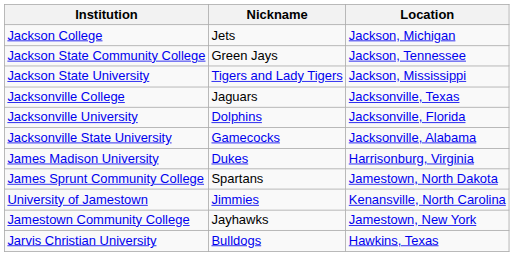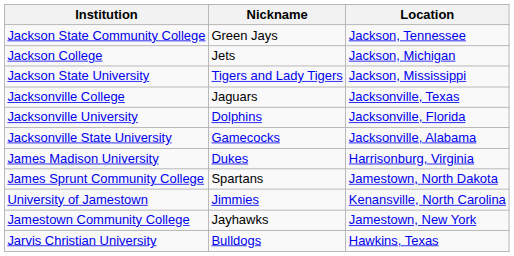rows swapped: (55, 35) <-> (106, 55)
